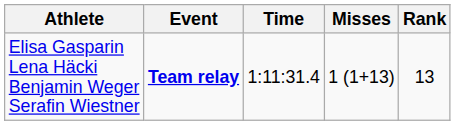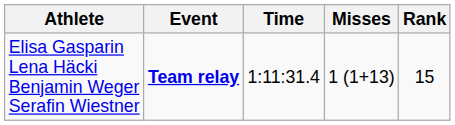(425, 76) 13 -> (425, 76) 15
